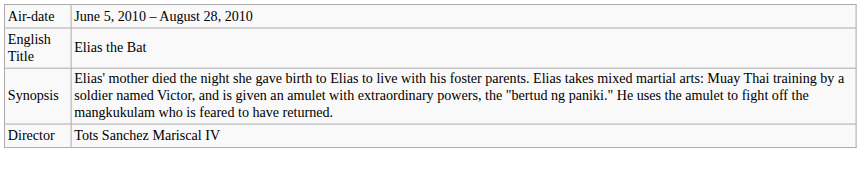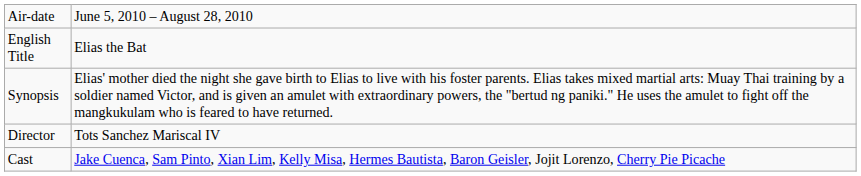+ row: (20, 159)
